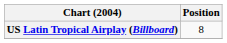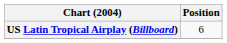(201, 30) 8 -> (201, 30) 6
